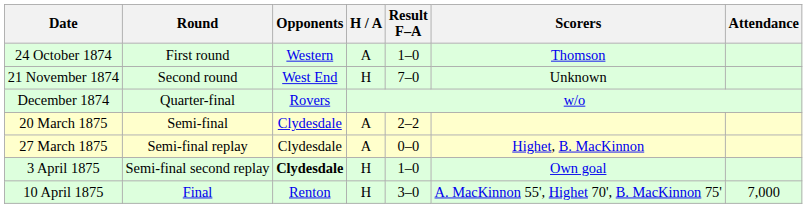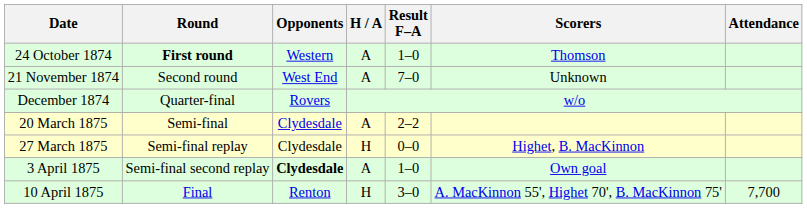(198, 54) normal -> (198, 54) bold
(366, 77) H -> (366, 77) A
(366, 146) A -> (366, 146) H
(366, 169) H -> (366, 169) A
(764, 191) 7,000 -> (764, 191) 7,700
